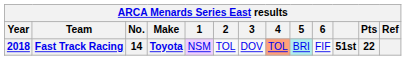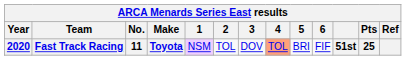(18, 47) 2018 -> (18, 47) 2020
(136, 47) 14 -> (136, 47) 11
(301, 47) paleturquoise background -> (301, 47) no background
(369, 47) 22 -> (369, 47) 25
